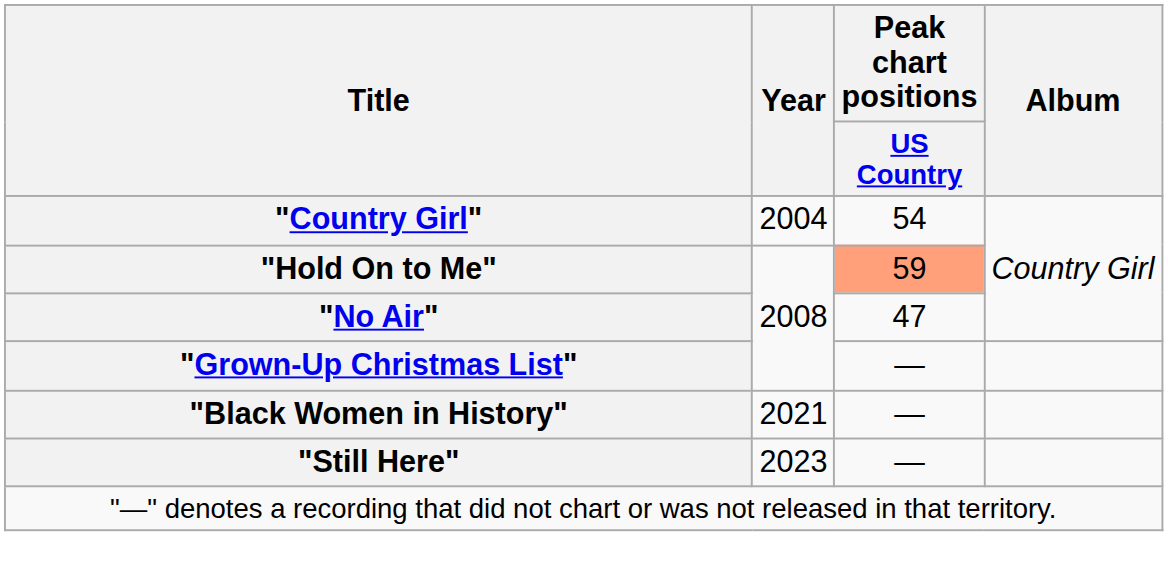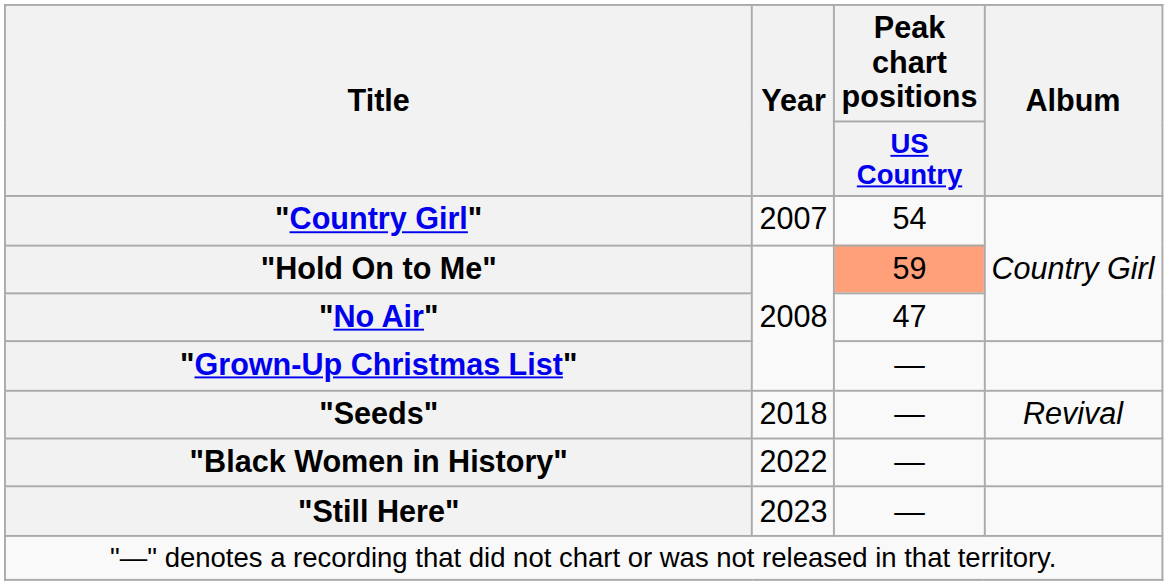(794, 219) 2004 -> (794, 219) 2007
+ row: (379, 413)
(794, 413) 2021 -> (794, 462) 2022
